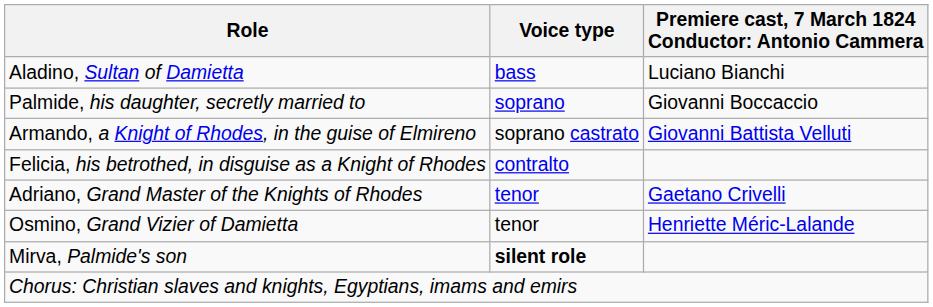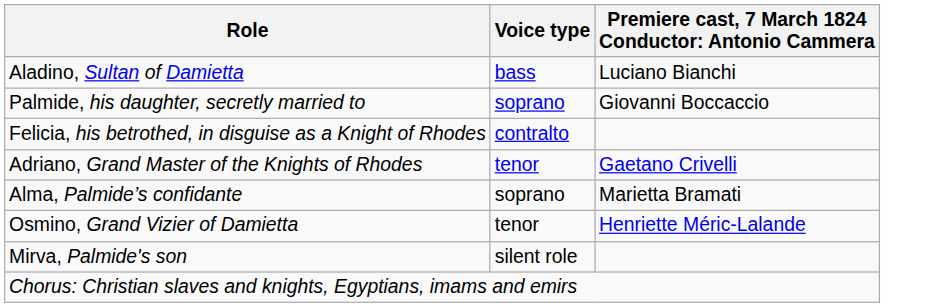- row: (243, 133)
+ row: (126, 195)
(540, 256) bold -> (536, 256) normal
